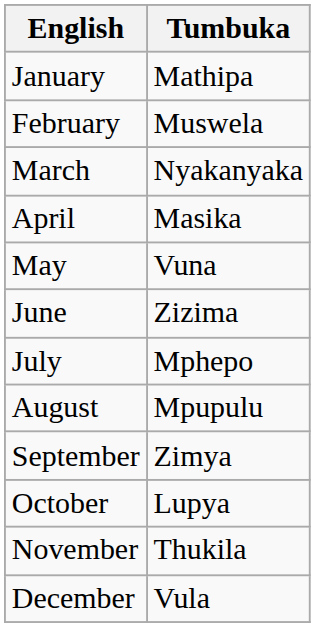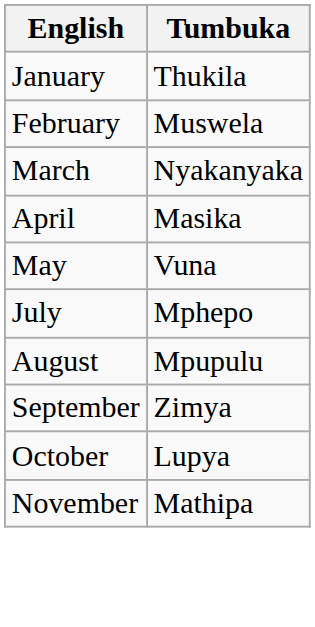(203, 75) Mathipa -> (200, 75) Thukila
- row: (39, 312)
(200, 550) Thukila -> (203, 502) Mathipa
- row: (73, 597)
